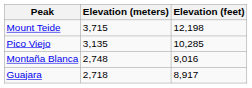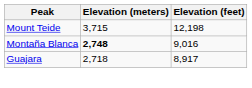- row: (29, 43)
(95, 59) normal -> (95, 43) bold
